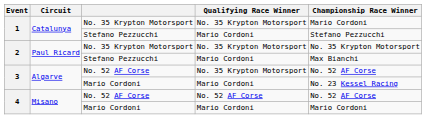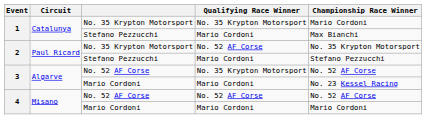(347, 35) Stefano Pezzucchi -> (334, 35) Max Bianchi
(252, 47) No. 35 Krypton Motorsport -> (230, 47) No. 52 AF Corse
(334, 59) Max Bianchi -> (347, 59) Stefano Pezzucchi
